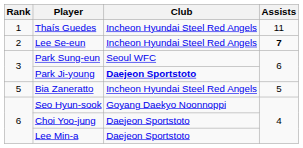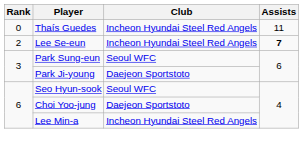(18, 27) 1 -> (18, 27) 0
(151, 74) bold -> (148, 74) normal
- row: (64, 89)
(166, 105) Goyang Daekyo Noonnoppi -> (131, 89) Seoul WFC
(148, 136) Daejeon Sportstoto -> (182, 120) Incheon Hyundai Steel Red Angels
